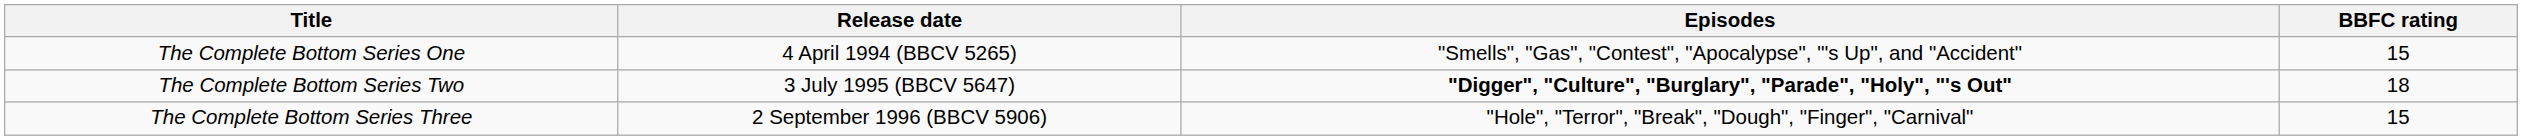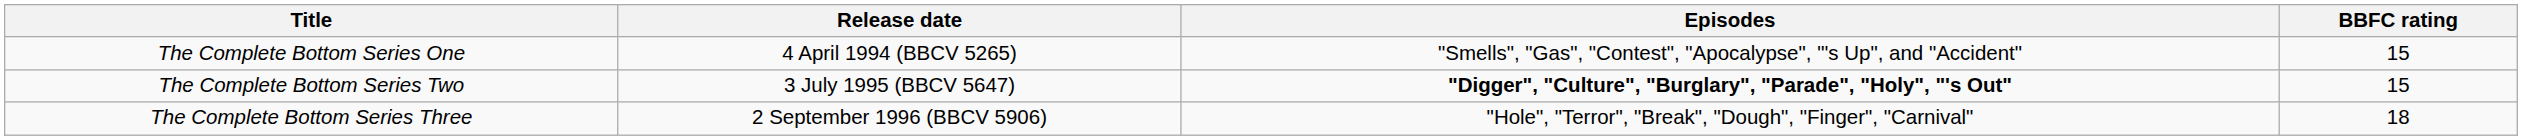(2398, 85) 18 -> (2398, 85) 15
(2398, 118) 15 -> (2398, 118) 18
